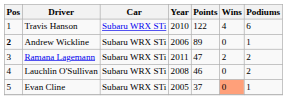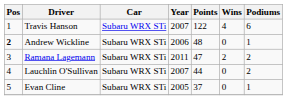(180, 26) 2010 -> (180, 26) 2007
(198, 41) 89 -> (198, 41) 48
(180, 71) 2008 -> (180, 71) 2007
(198, 71) 46 -> (198, 71) 44
(224, 86) lightsalmon background -> (224, 86) no background
